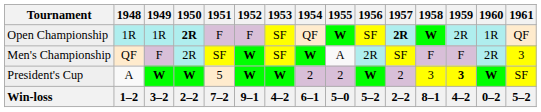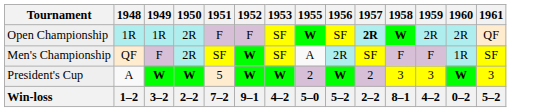- column: (310, 15)
(189, 35) bold -> (189, 35) normal
(491, 35) 1R -> (461, 35) 2R
(491, 56) 2R -> (461, 56) 1R
(521, 56) 3 -> (491, 56) SF
(461, 76) bold -> (431, 76) normal
(521, 76) SF -> (491, 76) 3
